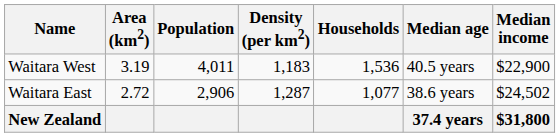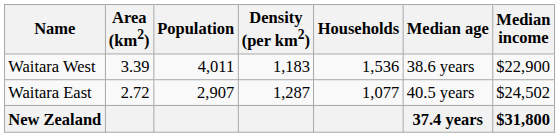(135, 66) 3.19 -> (135, 66) 3.39
(441, 66) 40.5 years -> (441, 66) 38.6 years
(216, 92) 2,906 -> (216, 92) 2,907
(441, 92) 38.6 years -> (441, 92) 40.5 years
